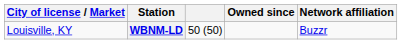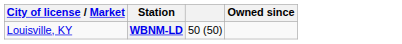- column: (347, 13)
